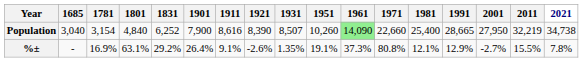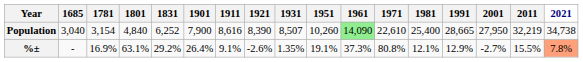(392, 31) 22,660 -> (392, 31) 22,610
(561, 48) no background -> (561, 48) lightsalmon background
